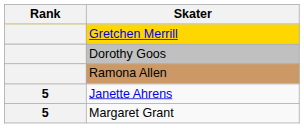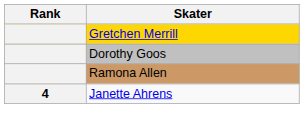(45, 93) 5 -> (45, 93) 4
- row: (131, 113)
